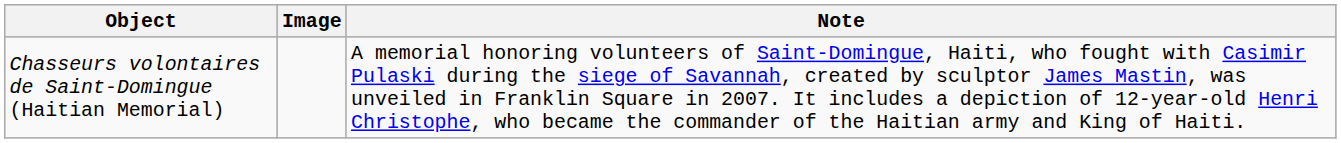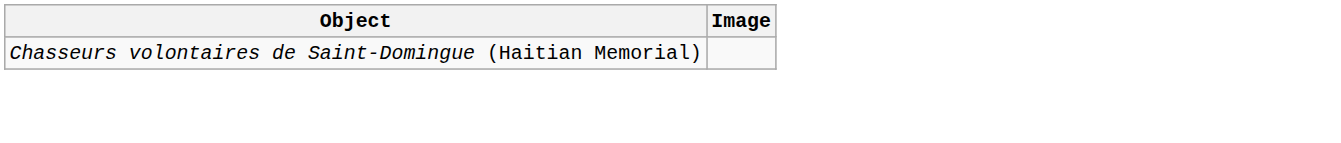- column: (841, 21)
